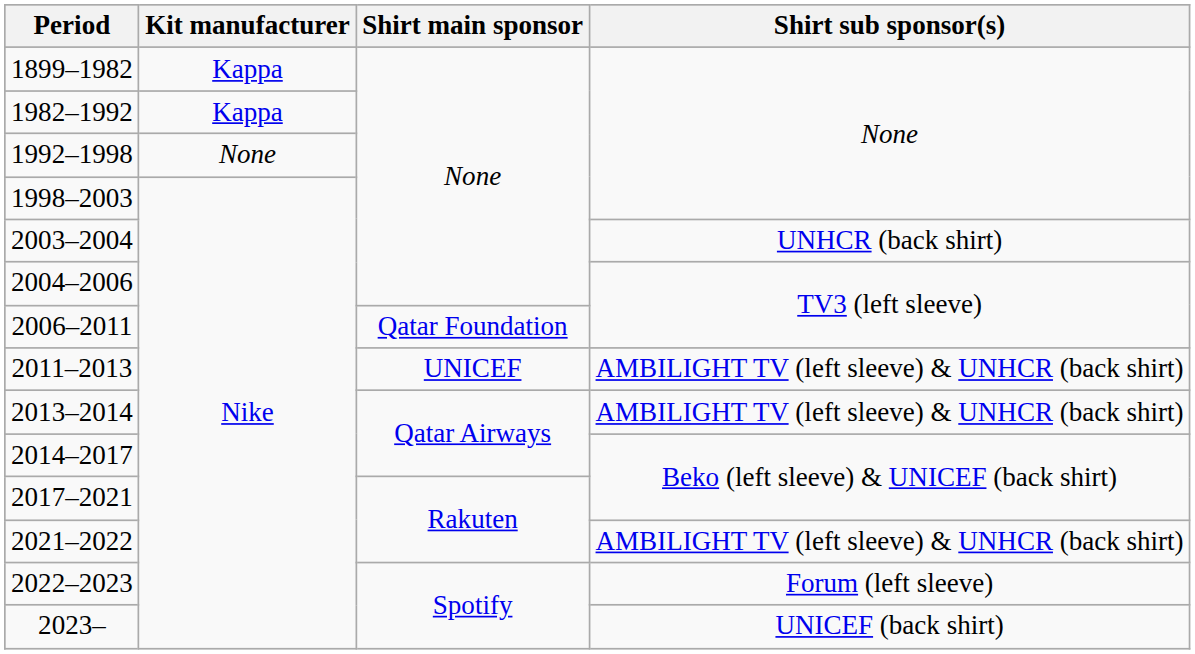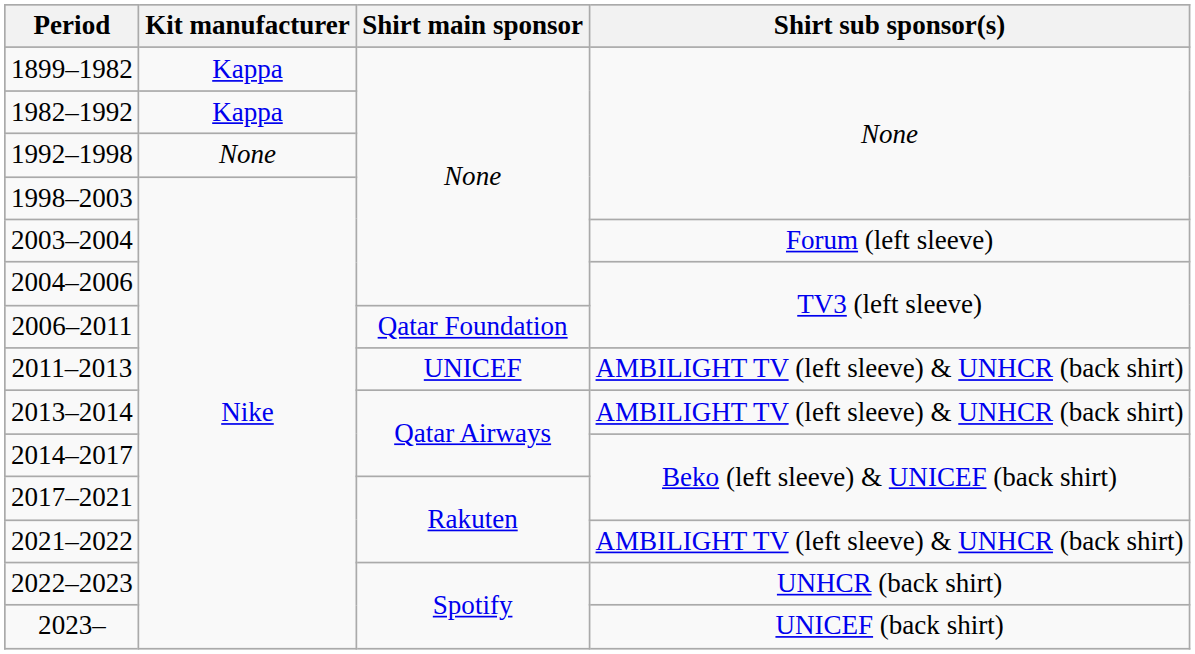(890, 240) UNHCR (back shirt) -> (890, 240) Forum (left sleeve)
(890, 583) Forum (left sleeve) -> (890, 583) UNHCR (back shirt)
